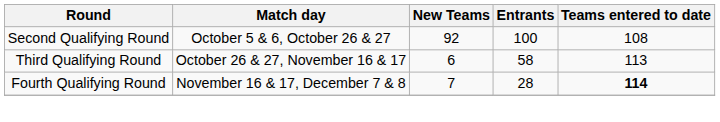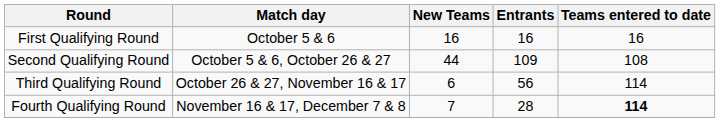+ row: (88, 38)
(451, 38) 92 -> (451, 60) 44
(525, 38) 100 -> (525, 60) 109
(525, 60) 58 -> (525, 83) 56
(636, 60) 113 -> (636, 83) 114
